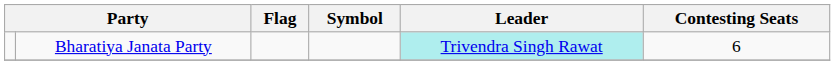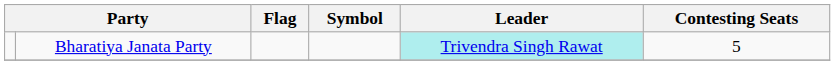(736, 45) 6 -> (736, 45) 5
